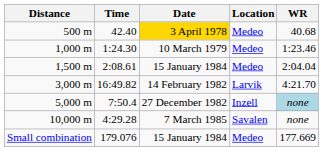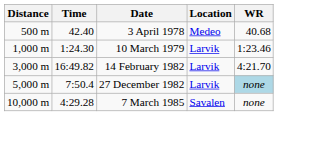(199, 31) gold background -> (156, 31) no background
(248, 48) Medeo -> (204, 48) Larvik
- row: (74, 66)
(245, 102) Inzell -> (204, 84) Larvik
- row: (49, 137)
